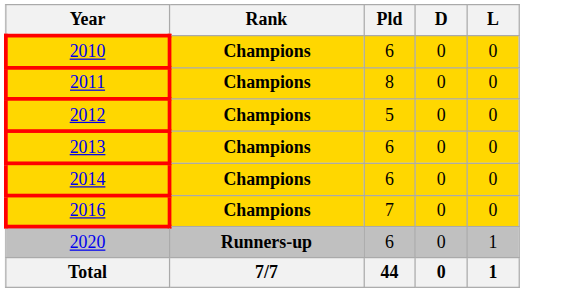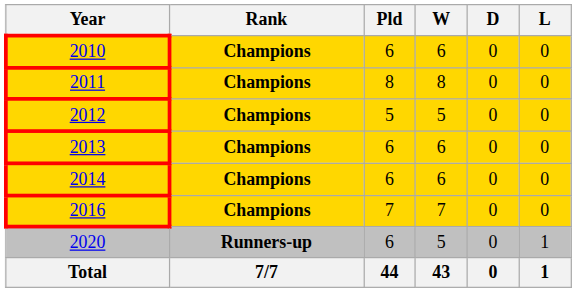+ column: (441, 20)
